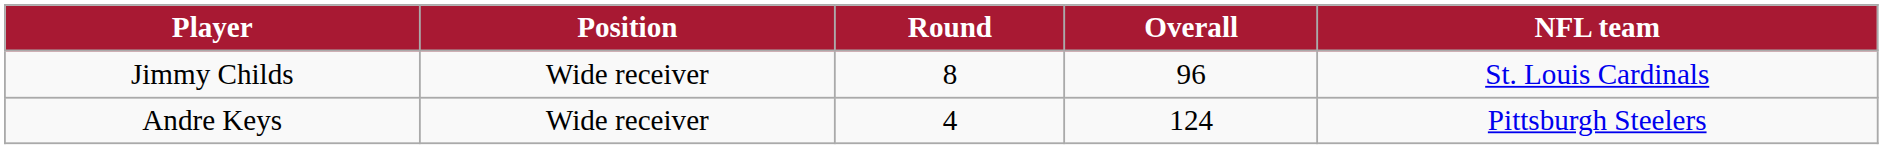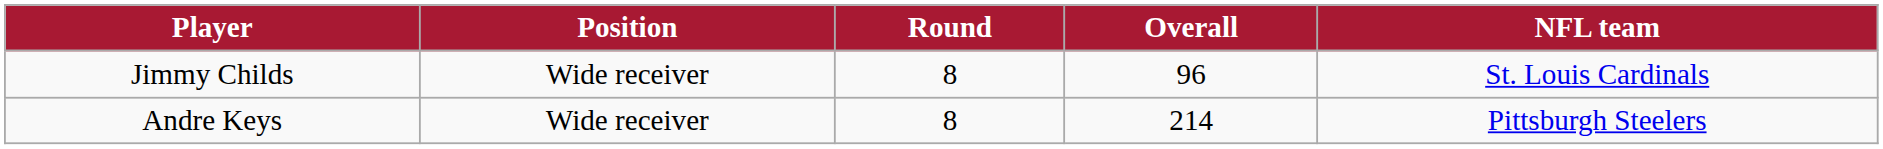(950, 119) 4 -> (950, 119) 8
(1191, 119) 124 -> (1191, 119) 214
